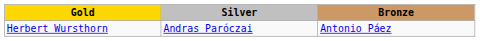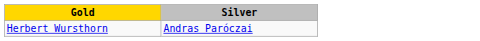- column: (396, 12)
